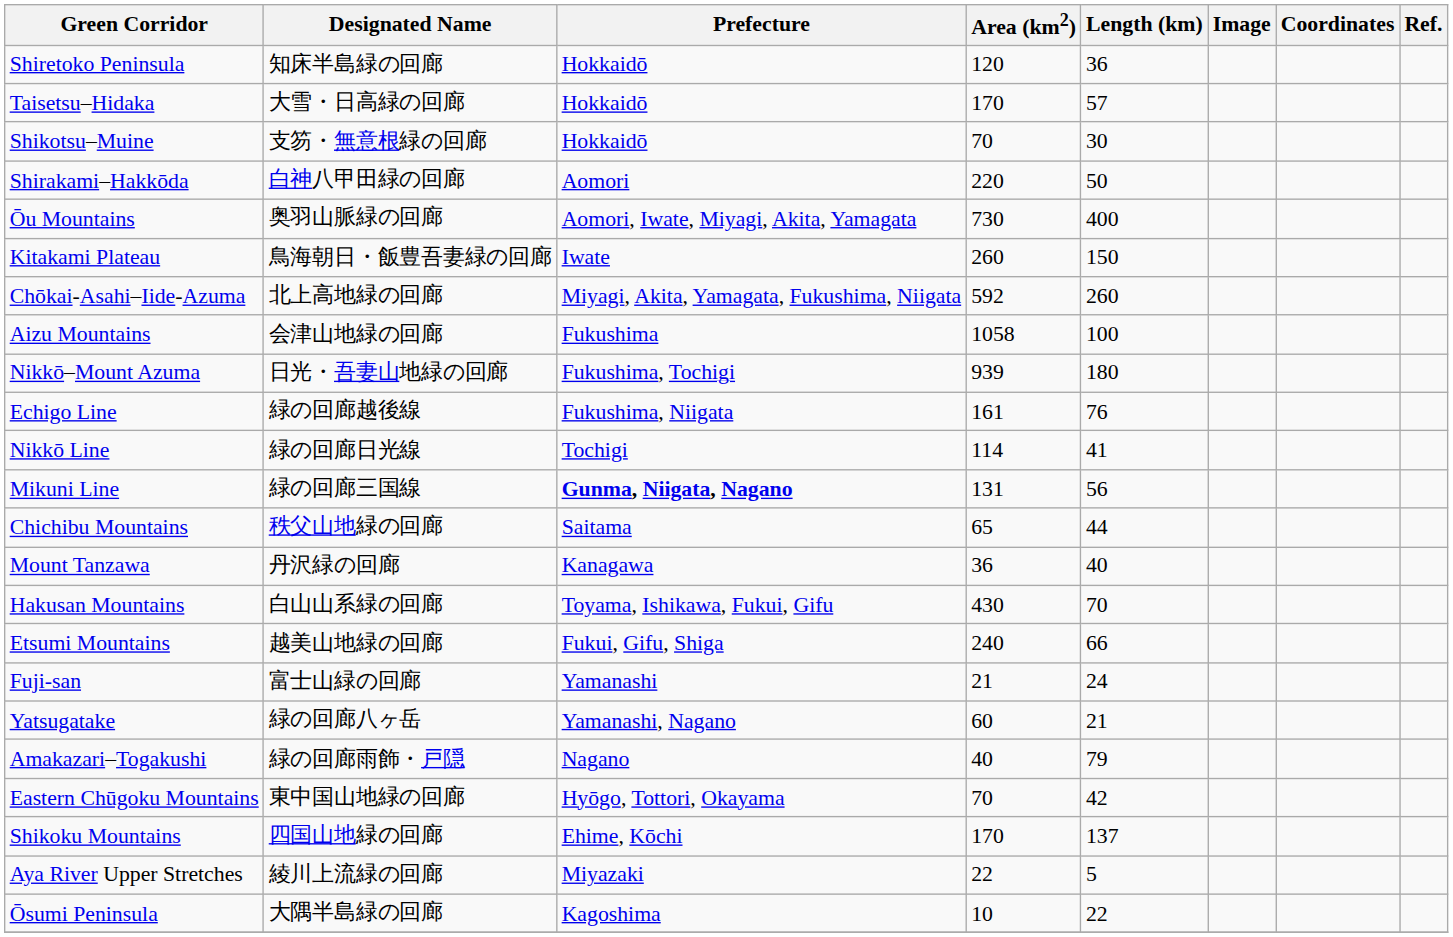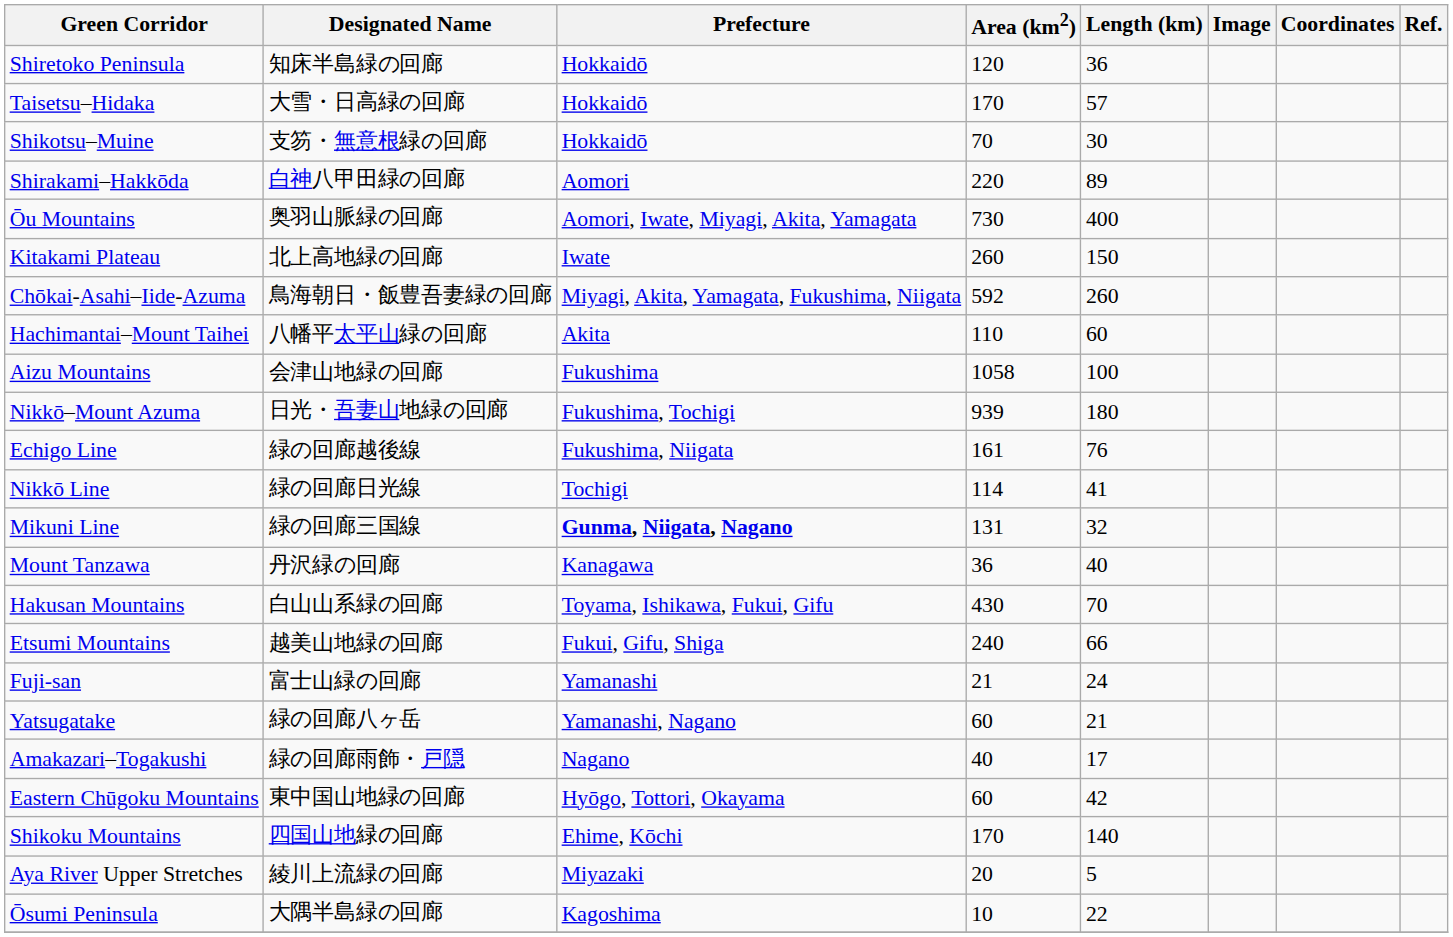(1097, 179) 50 -> (1097, 179) 89
(410, 256) 鳥海朝日・飯豊吾妻緑の回廊 -> (356, 256) 北上高地緑の回廊
(356, 295) 北上高地緑の回廊 -> (410, 295) 鳥海朝日・飯豊吾妻緑の回廊
+ row: (129, 334)
(1097, 488) 56 -> (1097, 527) 32
- row: (99, 527)
(1097, 758) 79 -> (1097, 758) 17
(982, 797) 70 -> (982, 797) 60
(1102, 835) 137 -> (1102, 835) 140
(982, 874) 22 -> (982, 874) 20
